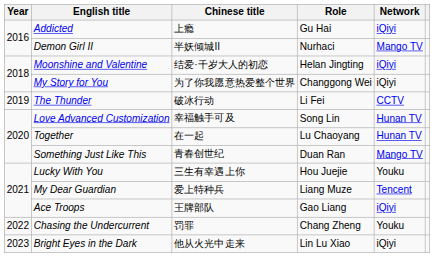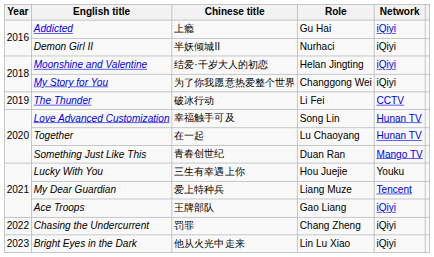(400, 47) Mango TV -> (386, 47) iQiyi
(390, 226) Youku -> (386, 226) iQiyi
